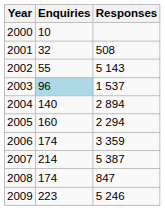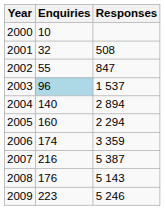(110, 68) 5 143 -> (105, 68) 847
(48, 159) 214 -> (48, 159) 216
(48, 178) 174 -> (48, 178) 176
(105, 178) 847 -> (110, 178) 5 143
